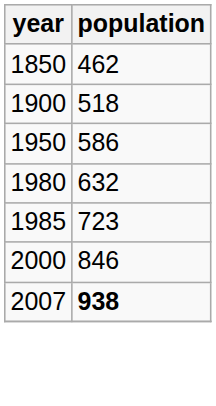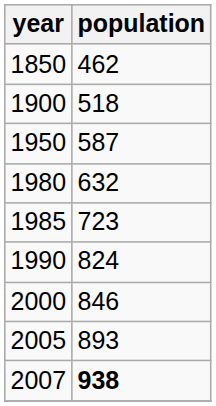(98, 143) 586 -> (98, 143) 587
+ row: (38, 261)
+ row: (38, 340)
